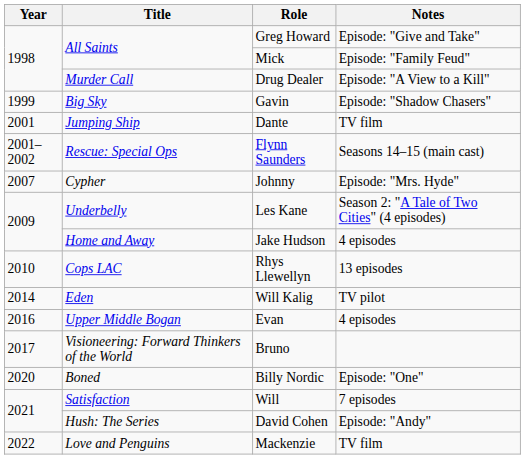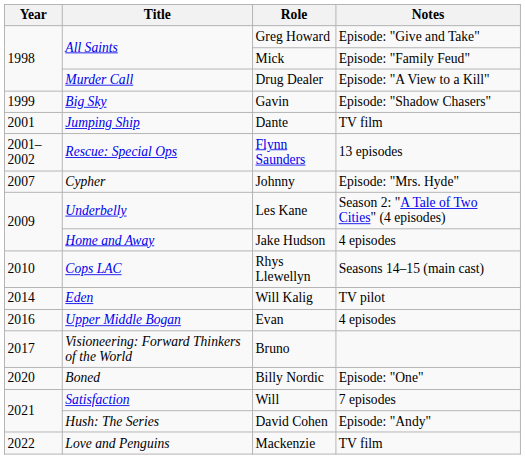(411, 152) Seasons 14–15 (main cast) -> (371, 152) 13 episodes
(371, 269) 13 episodes -> (411, 269) Seasons 14–15 (main cast)
